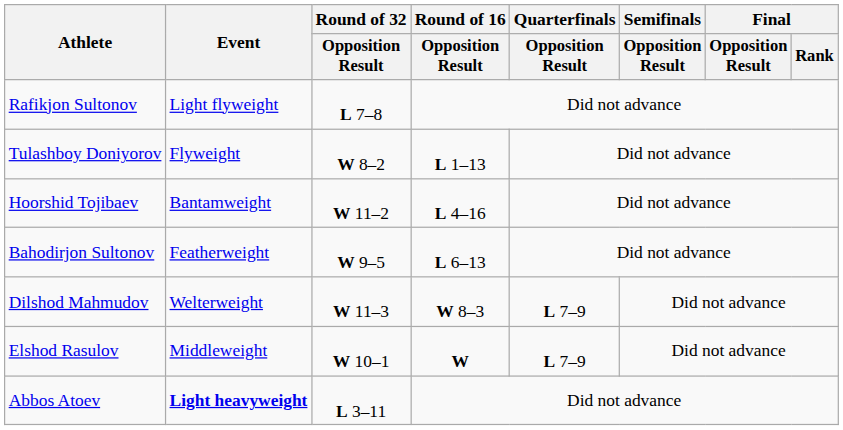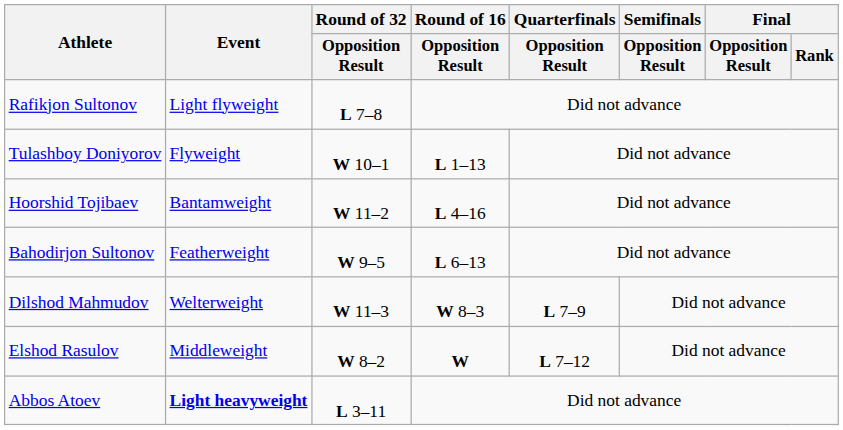(361, 164) W 8–2 -> (361, 164) W 10–1
(361, 361) W 10–1 -> (361, 361) W 8–2
(565, 361) L 7–9 -> (565, 361) L 7–12
